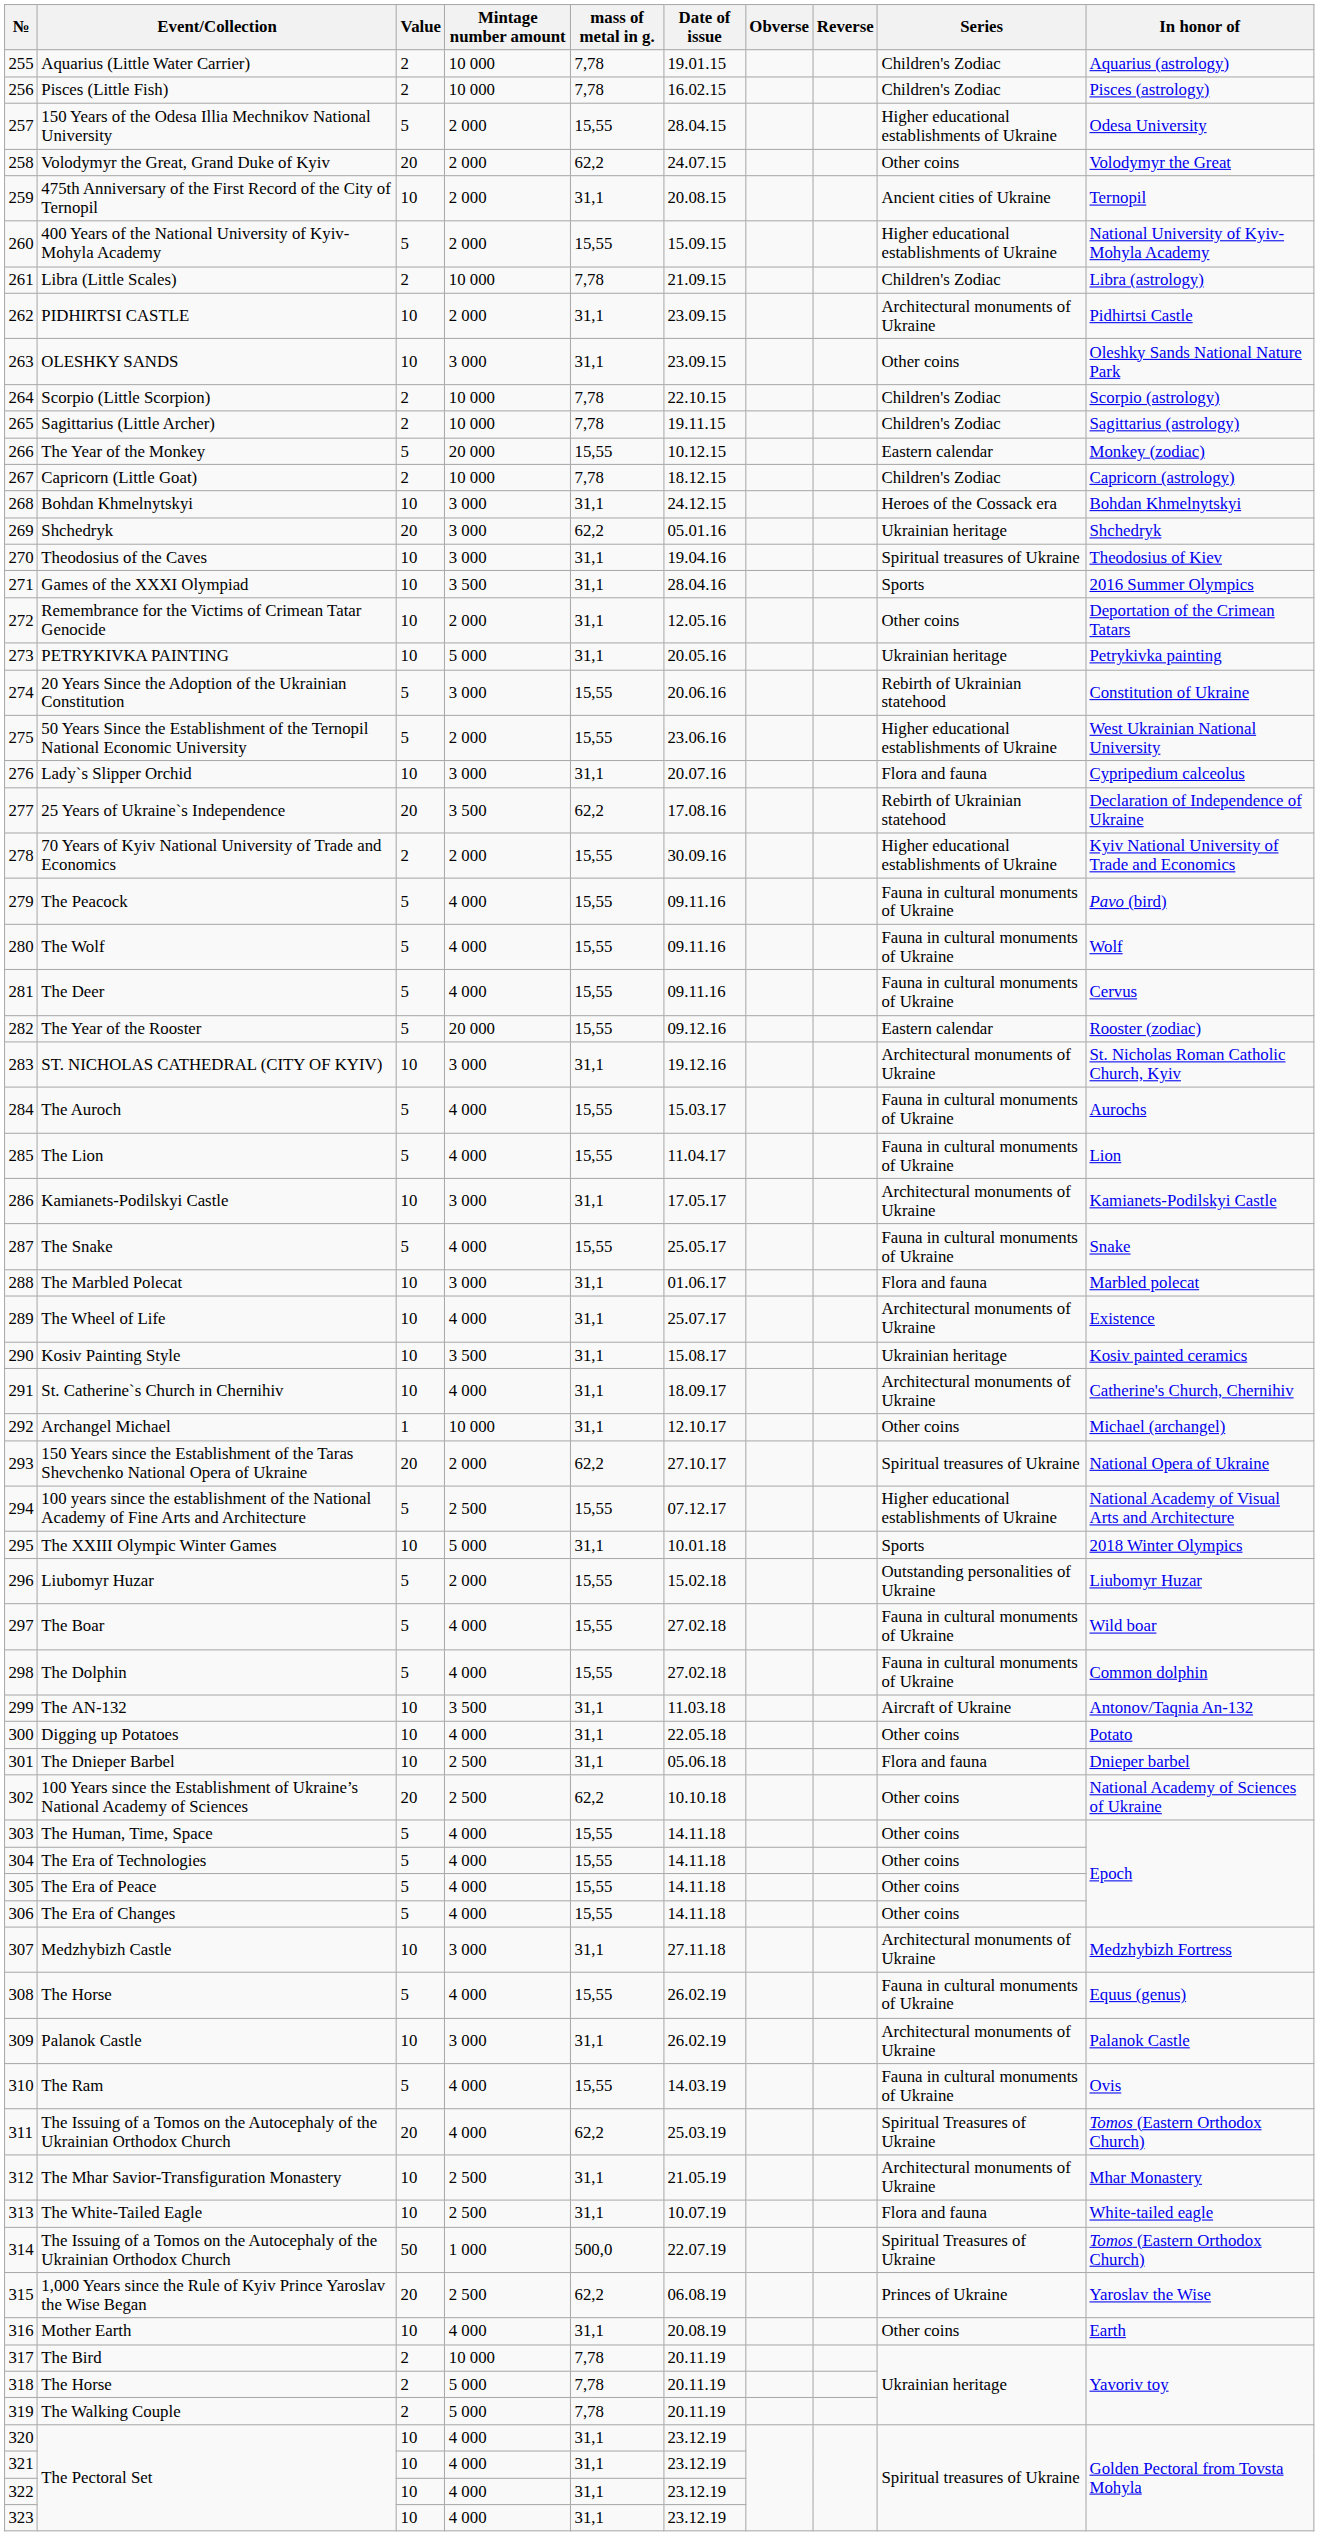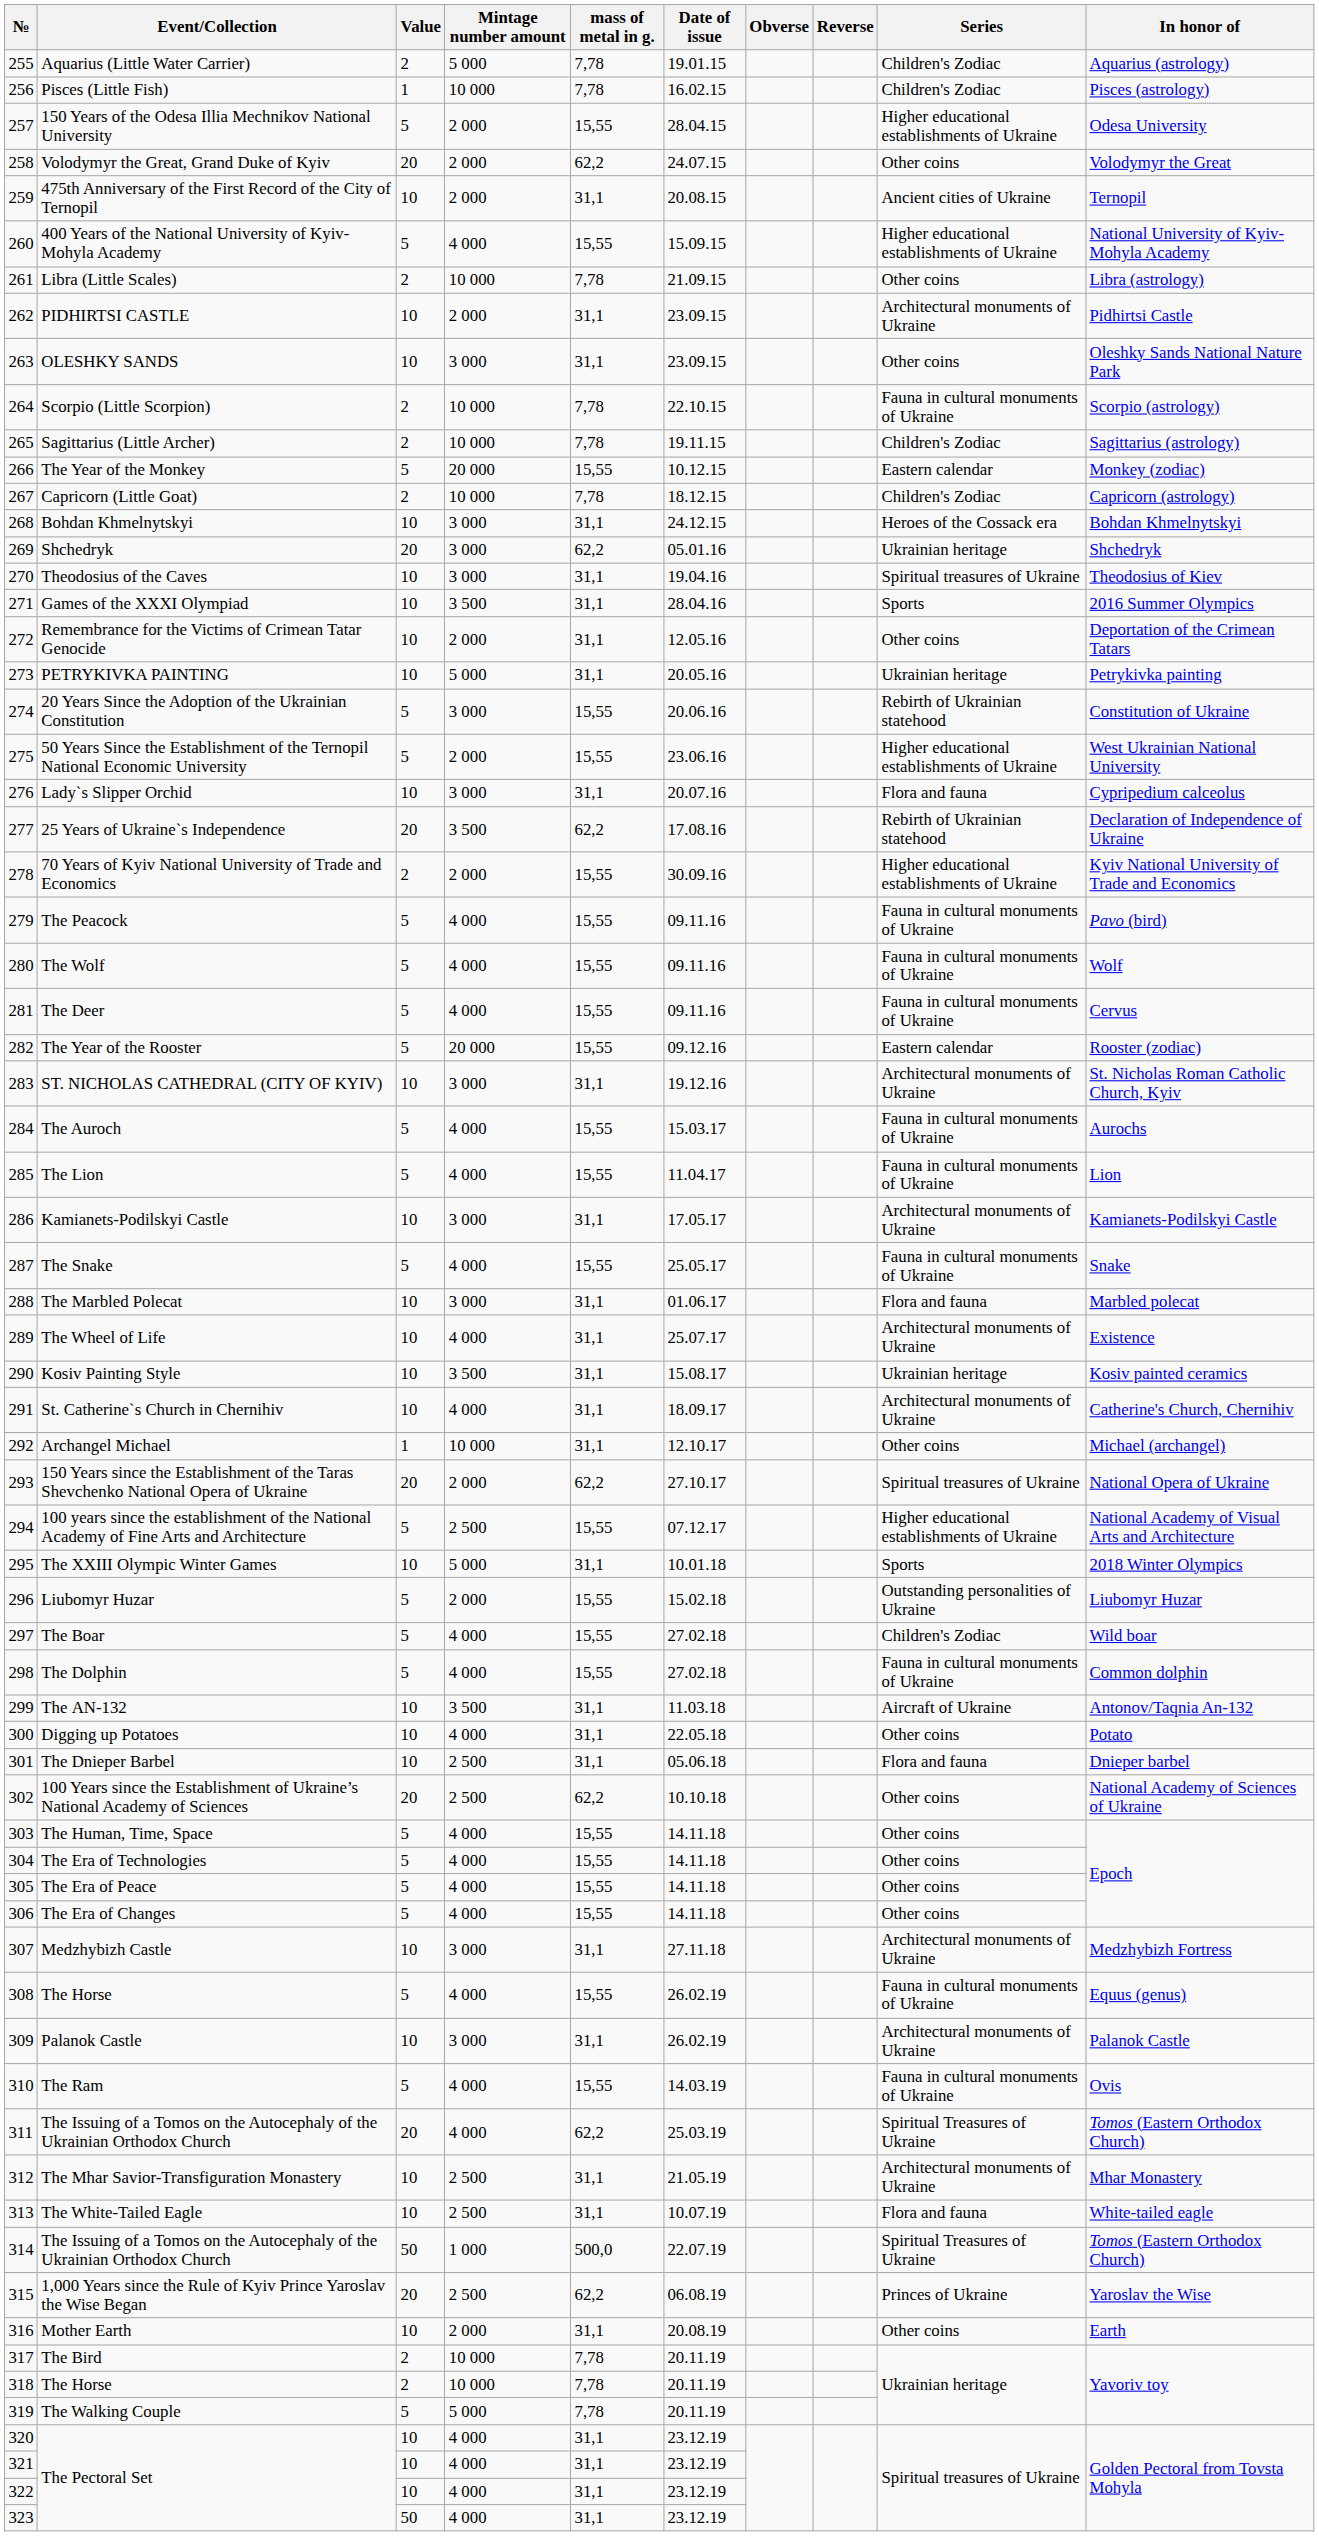(472, 63) 10 000 -> (468, 63) 5 000
(405, 90) 2 -> (405, 90) 1
(468, 243) 2 000 -> (468, 243) 4 000
(941, 279) Children's Zodiac -> (920, 279) Other coins
(941, 397) Children's Zodiac -> (980, 407) Fauna in cultural monuments of Ukraine
(980, 1626) Fauna in cultural monuments of Ukraine -> (941, 1636) Children's Zodiac
(468, 2331) 4 000 -> (468, 2331) 2 000
(468, 2384) 5 000 -> (472, 2384) 10 000
(405, 2411) 2 -> (405, 2411) 5
(409, 2517) 10 -> (409, 2517) 50
